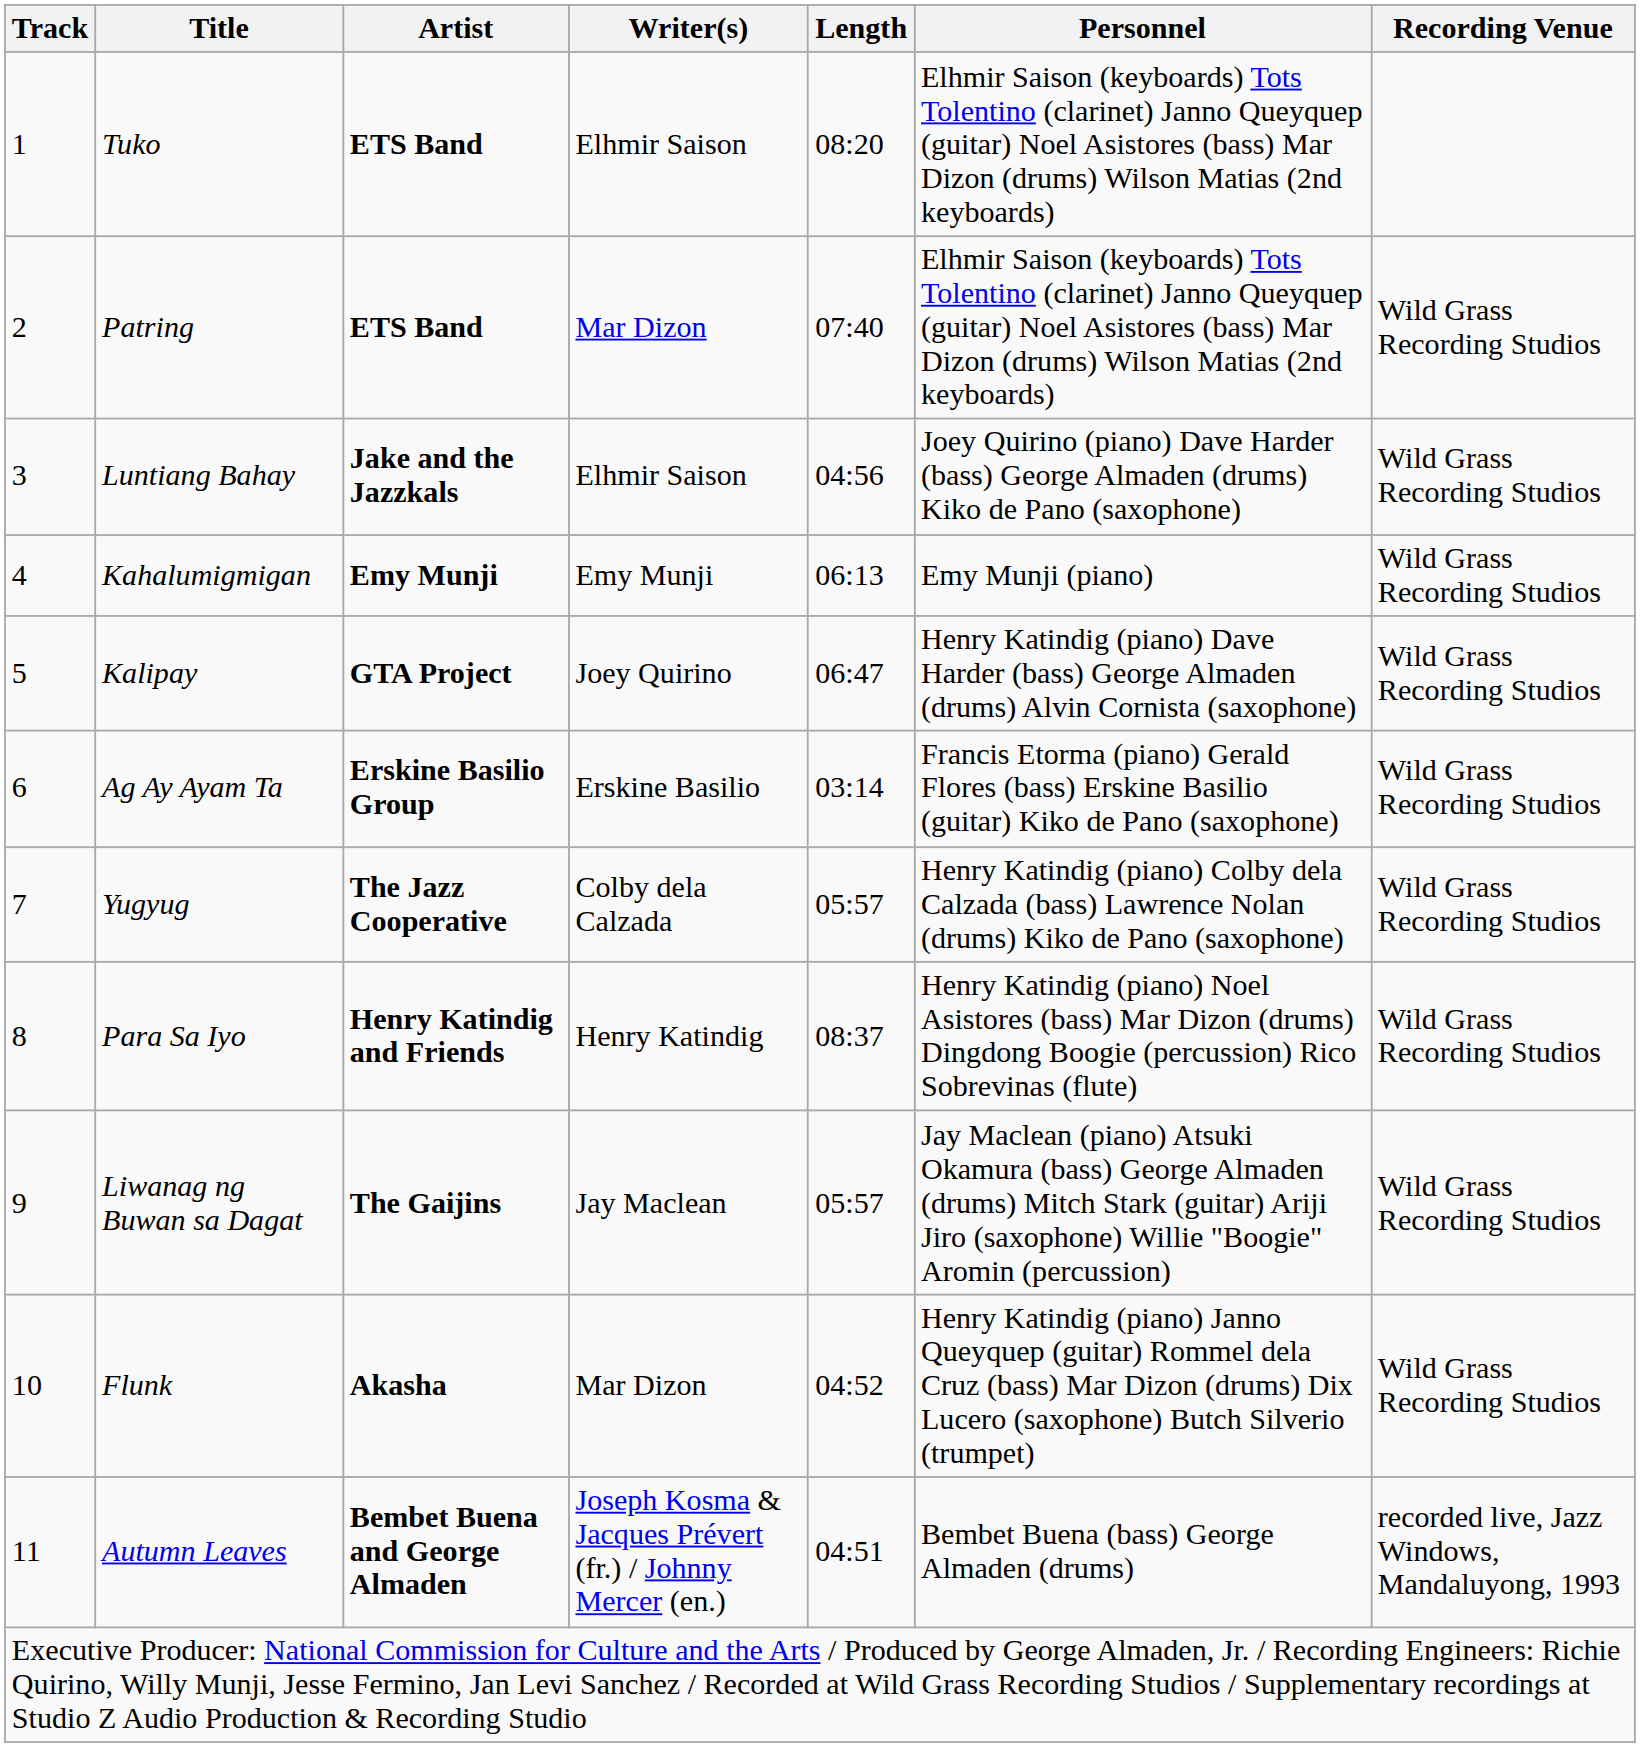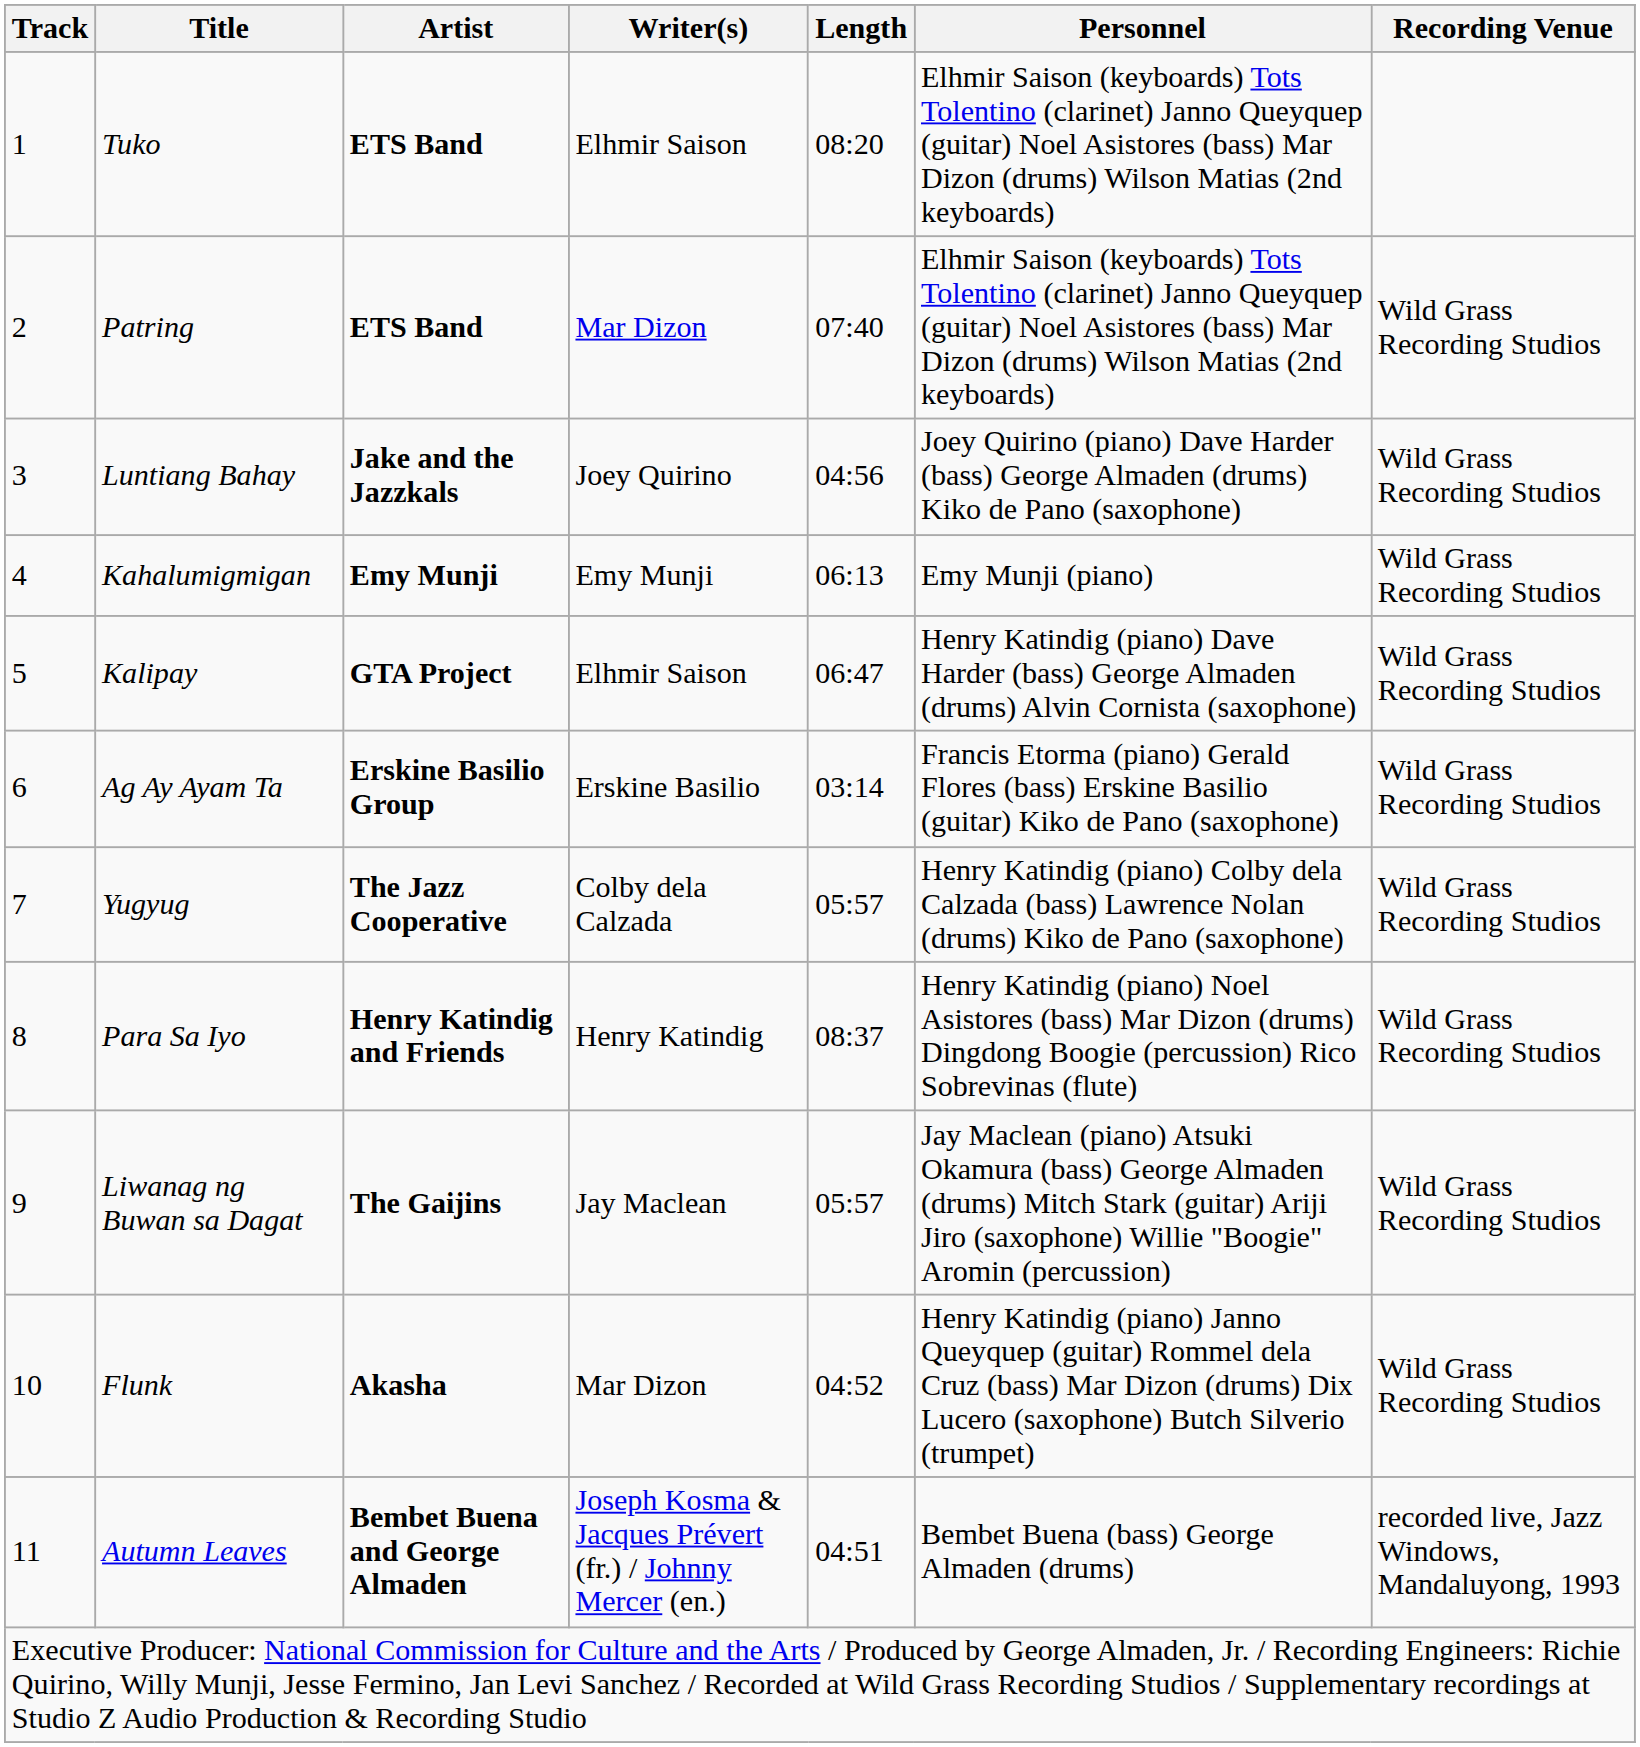(661, 476) Elhmir Saison -> (654, 476) Joey Quirino
(654, 672) Joey Quirino -> (661, 672) Elhmir Saison
